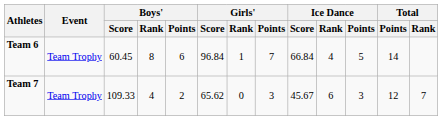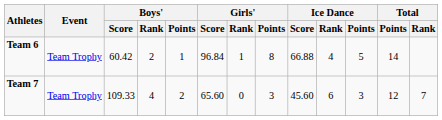(121, 56) 60.45 -> (121, 56) 60.42
(152, 56) 8 -> (152, 56) 2
(182, 56) 6 -> (182, 56) 1
(272, 56) 7 -> (272, 56) 8
(302, 56) 66.84 -> (302, 56) 66.88
(212, 95) 65.62 -> (212, 95) 65.60
(302, 95) 45.67 -> (302, 95) 45.60
